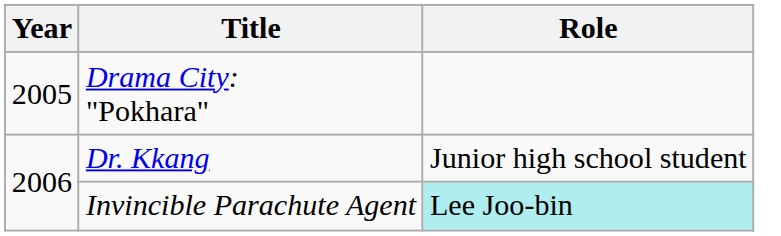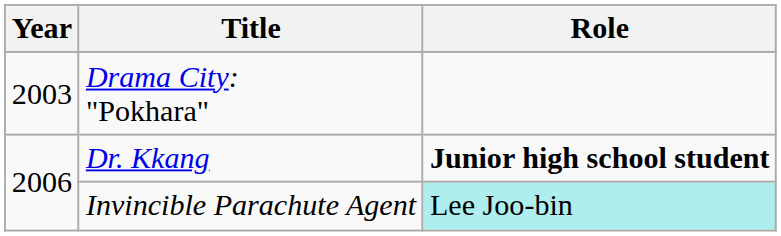(42, 92) 2005 -> (42, 92) 2003
(588, 157) normal -> (600, 157) bold
